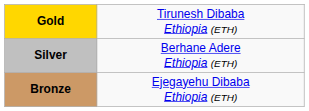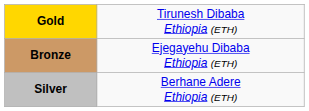rows swapped: (51, 55) <-> (51, 89)
